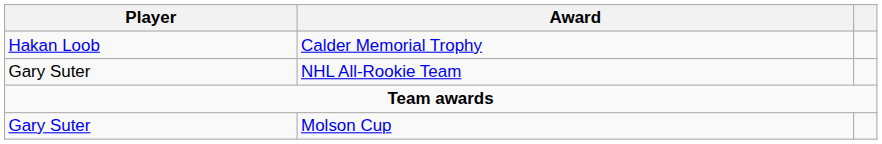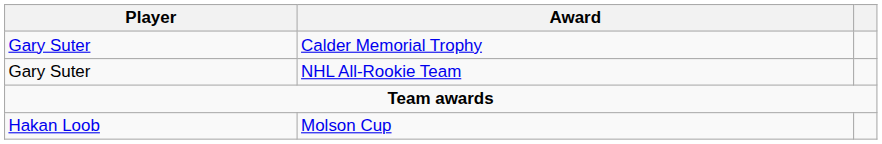(54, 44) Hakan Loob -> (49, 44) Gary Suter
(49, 125) Gary Suter -> (54, 125) Hakan Loob
